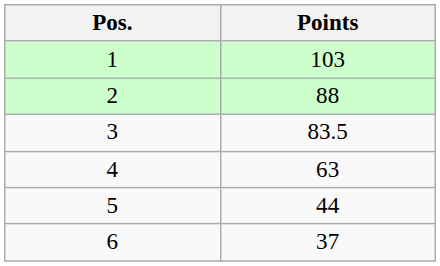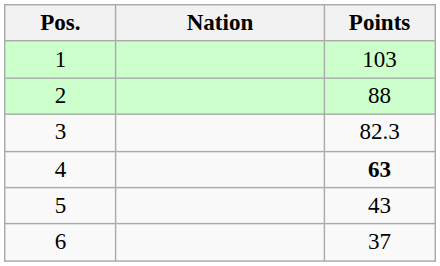+ column: (220, 22)
(328, 132) 83.5 -> (380, 132) 82.3
(328, 168) normal -> (380, 168) bold
(328, 205) 44 -> (380, 205) 43
